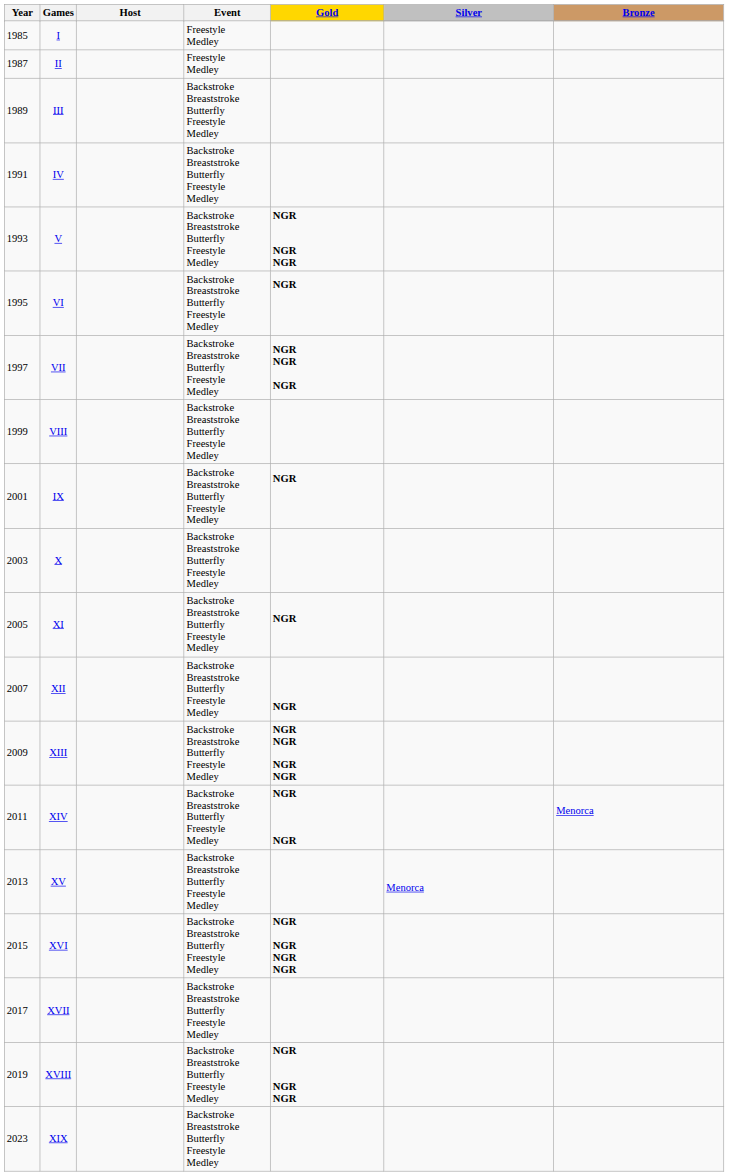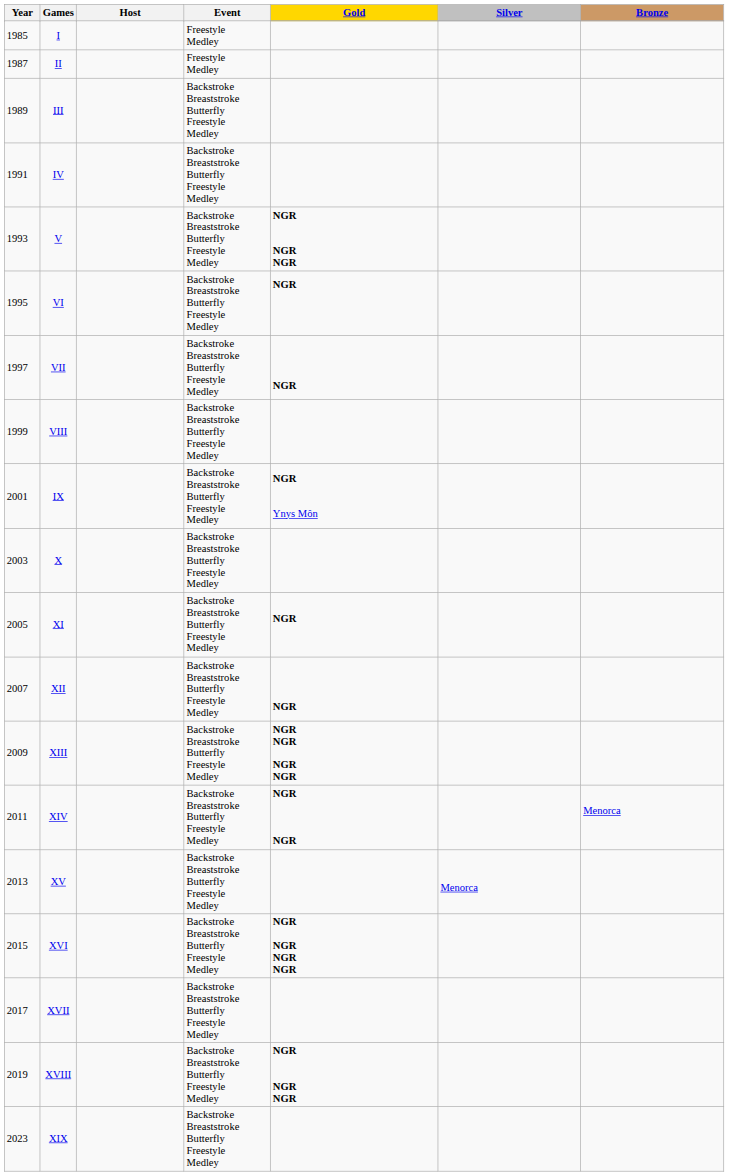(285, 367) NGR NGR NGR -> (285, 385) NGR
(285, 478) NGR -> (295, 496) NGR Ynys Môn
